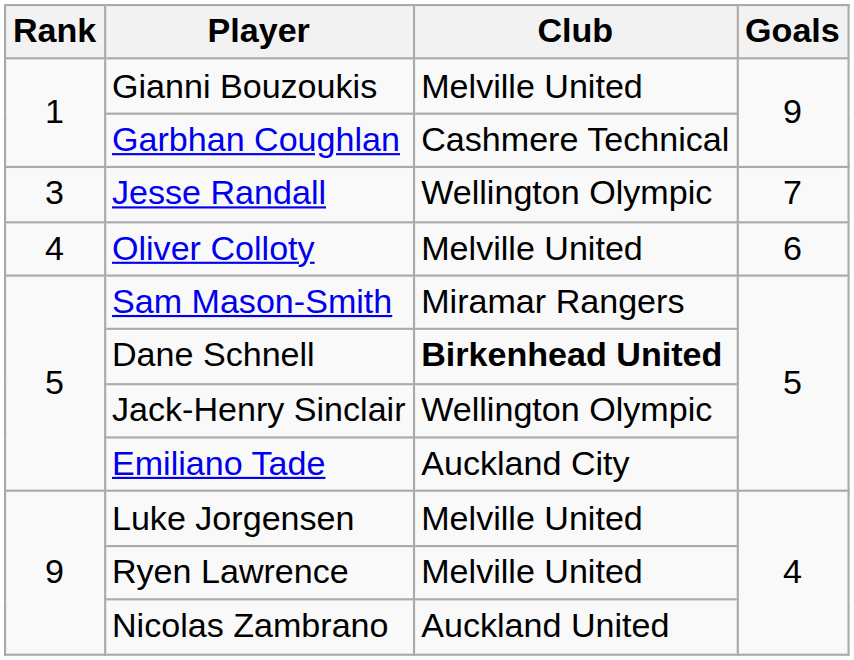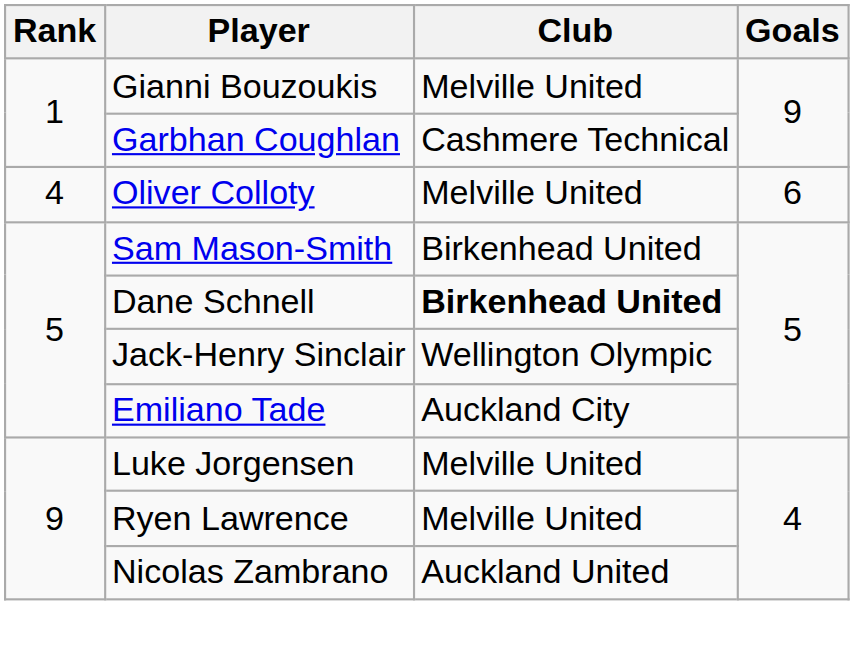- row: (219, 193)
(553, 301) Miramar Rangers -> (561, 247) Birkenhead United
